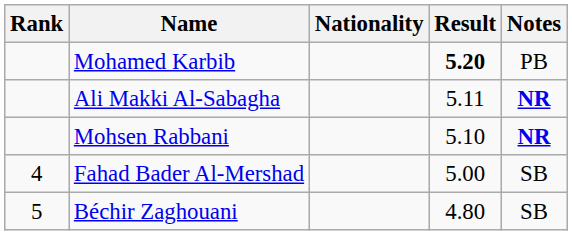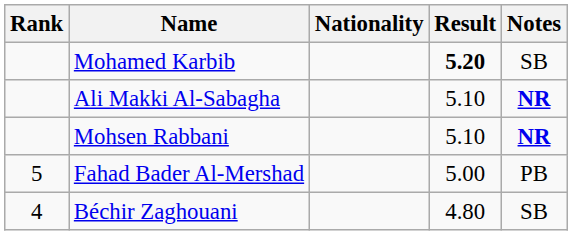(534, 61) PB -> (534, 61) SB
(465, 98) 5.11 -> (465, 98) 5.10
(37, 173) 4 -> (37, 173) 5
(534, 173) SB -> (534, 173) PB
(37, 211) 5 -> (37, 211) 4
